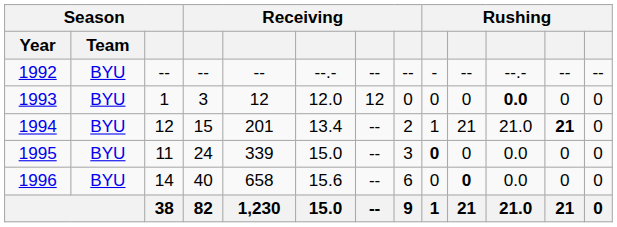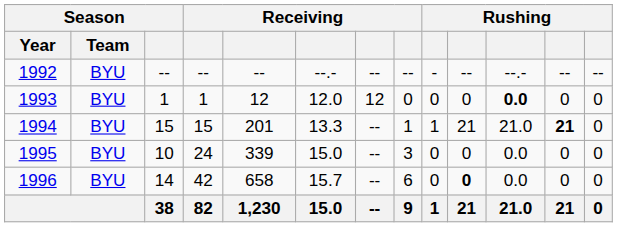(203, 99) 3 -> (203, 99) 1
(164, 126) 12 -> (164, 126) 15
(325, 126) 13.4 -> (325, 126) 13.3
(408, 126) 2 -> (408, 126) 1
(164, 153) 11 -> (164, 153) 10
(434, 153) bold -> (434, 153) normal
(203, 180) 40 -> (203, 180) 42
(325, 180) 15.6 -> (325, 180) 15.7
